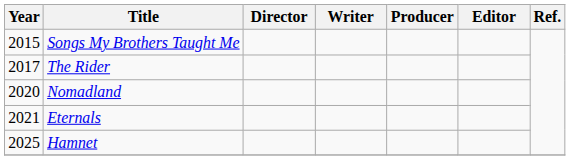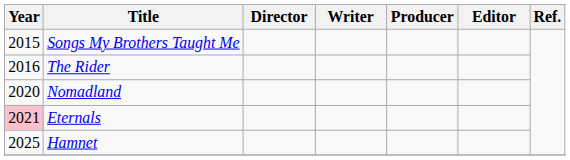(24, 67) 2017 -> (24, 67) 2016
(24, 117) no background -> (24, 117) pink background
